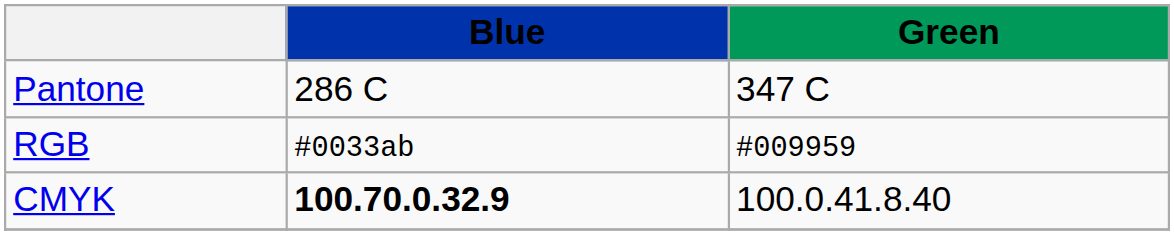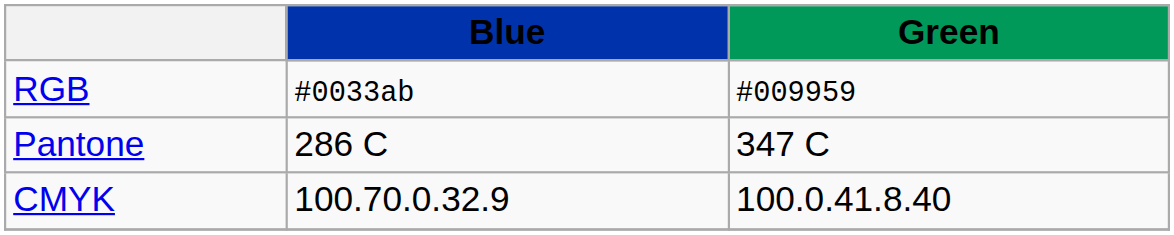rows swapped: (79, 88) <-> (51, 144)
(402, 199) bold -> (402, 199) normal
